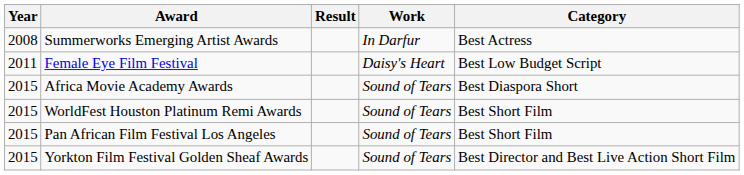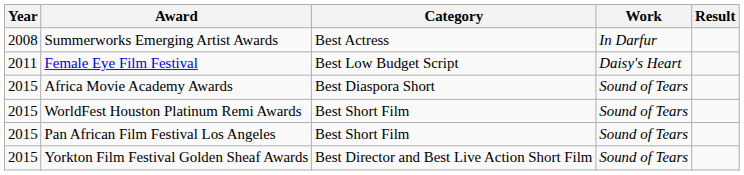columns swapped: (597, 16) <-> (335, 16)
